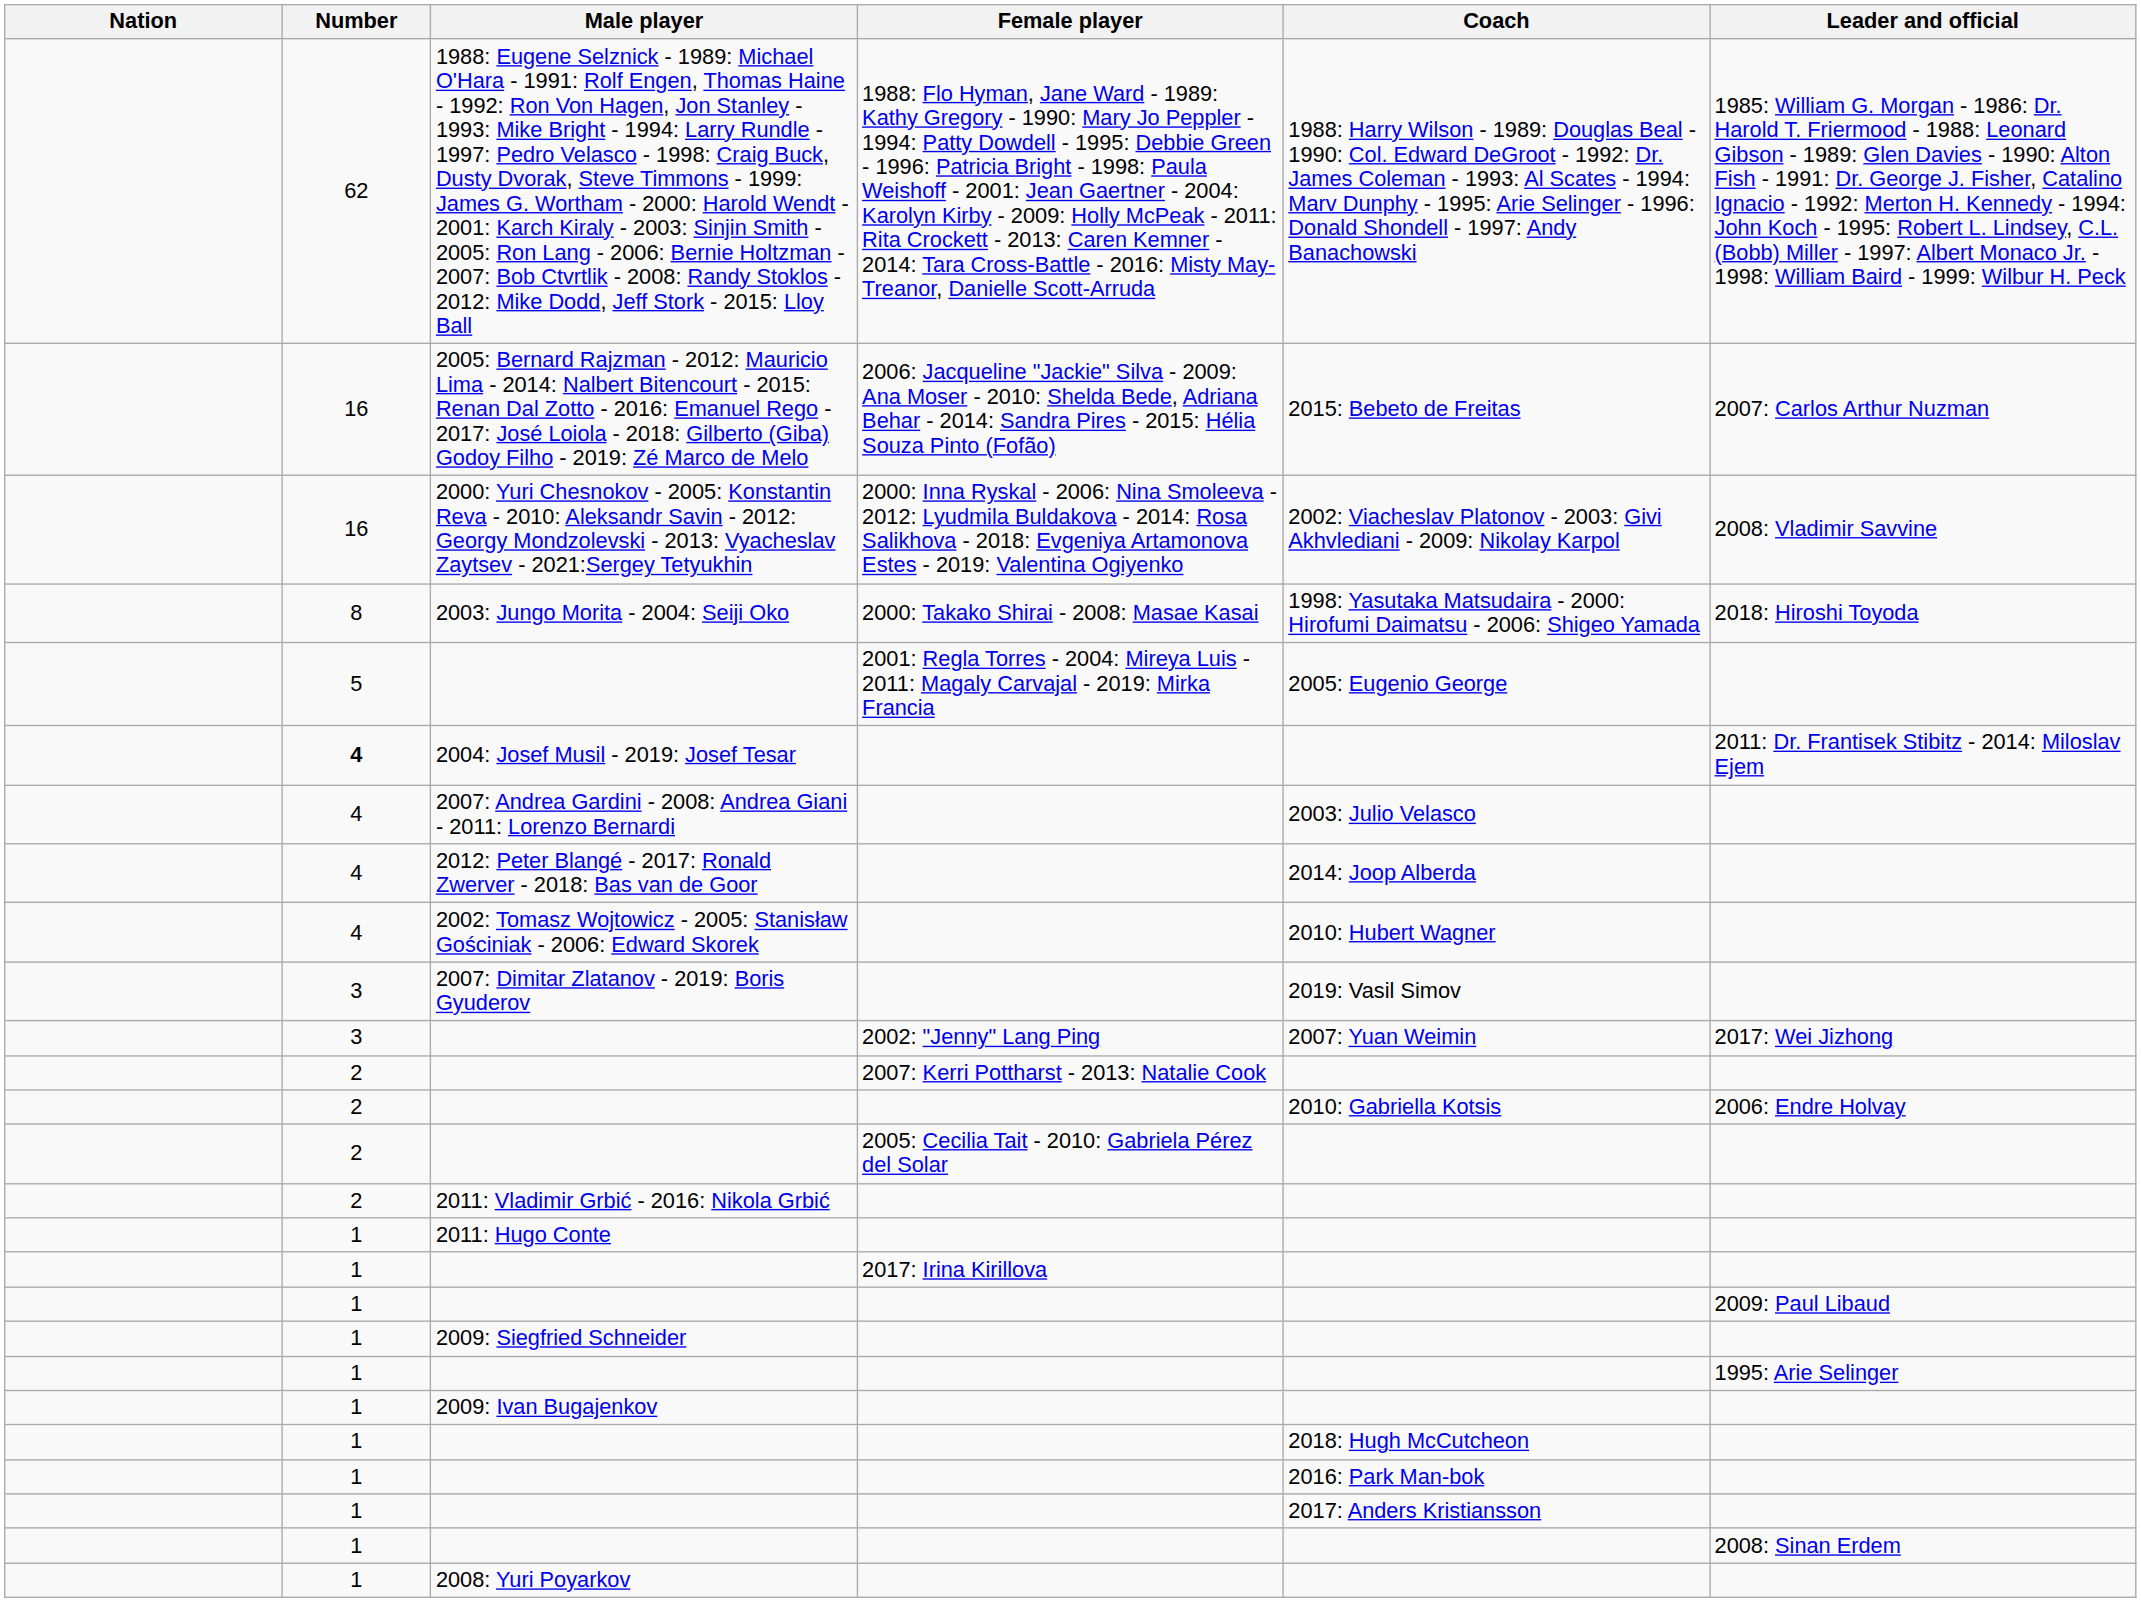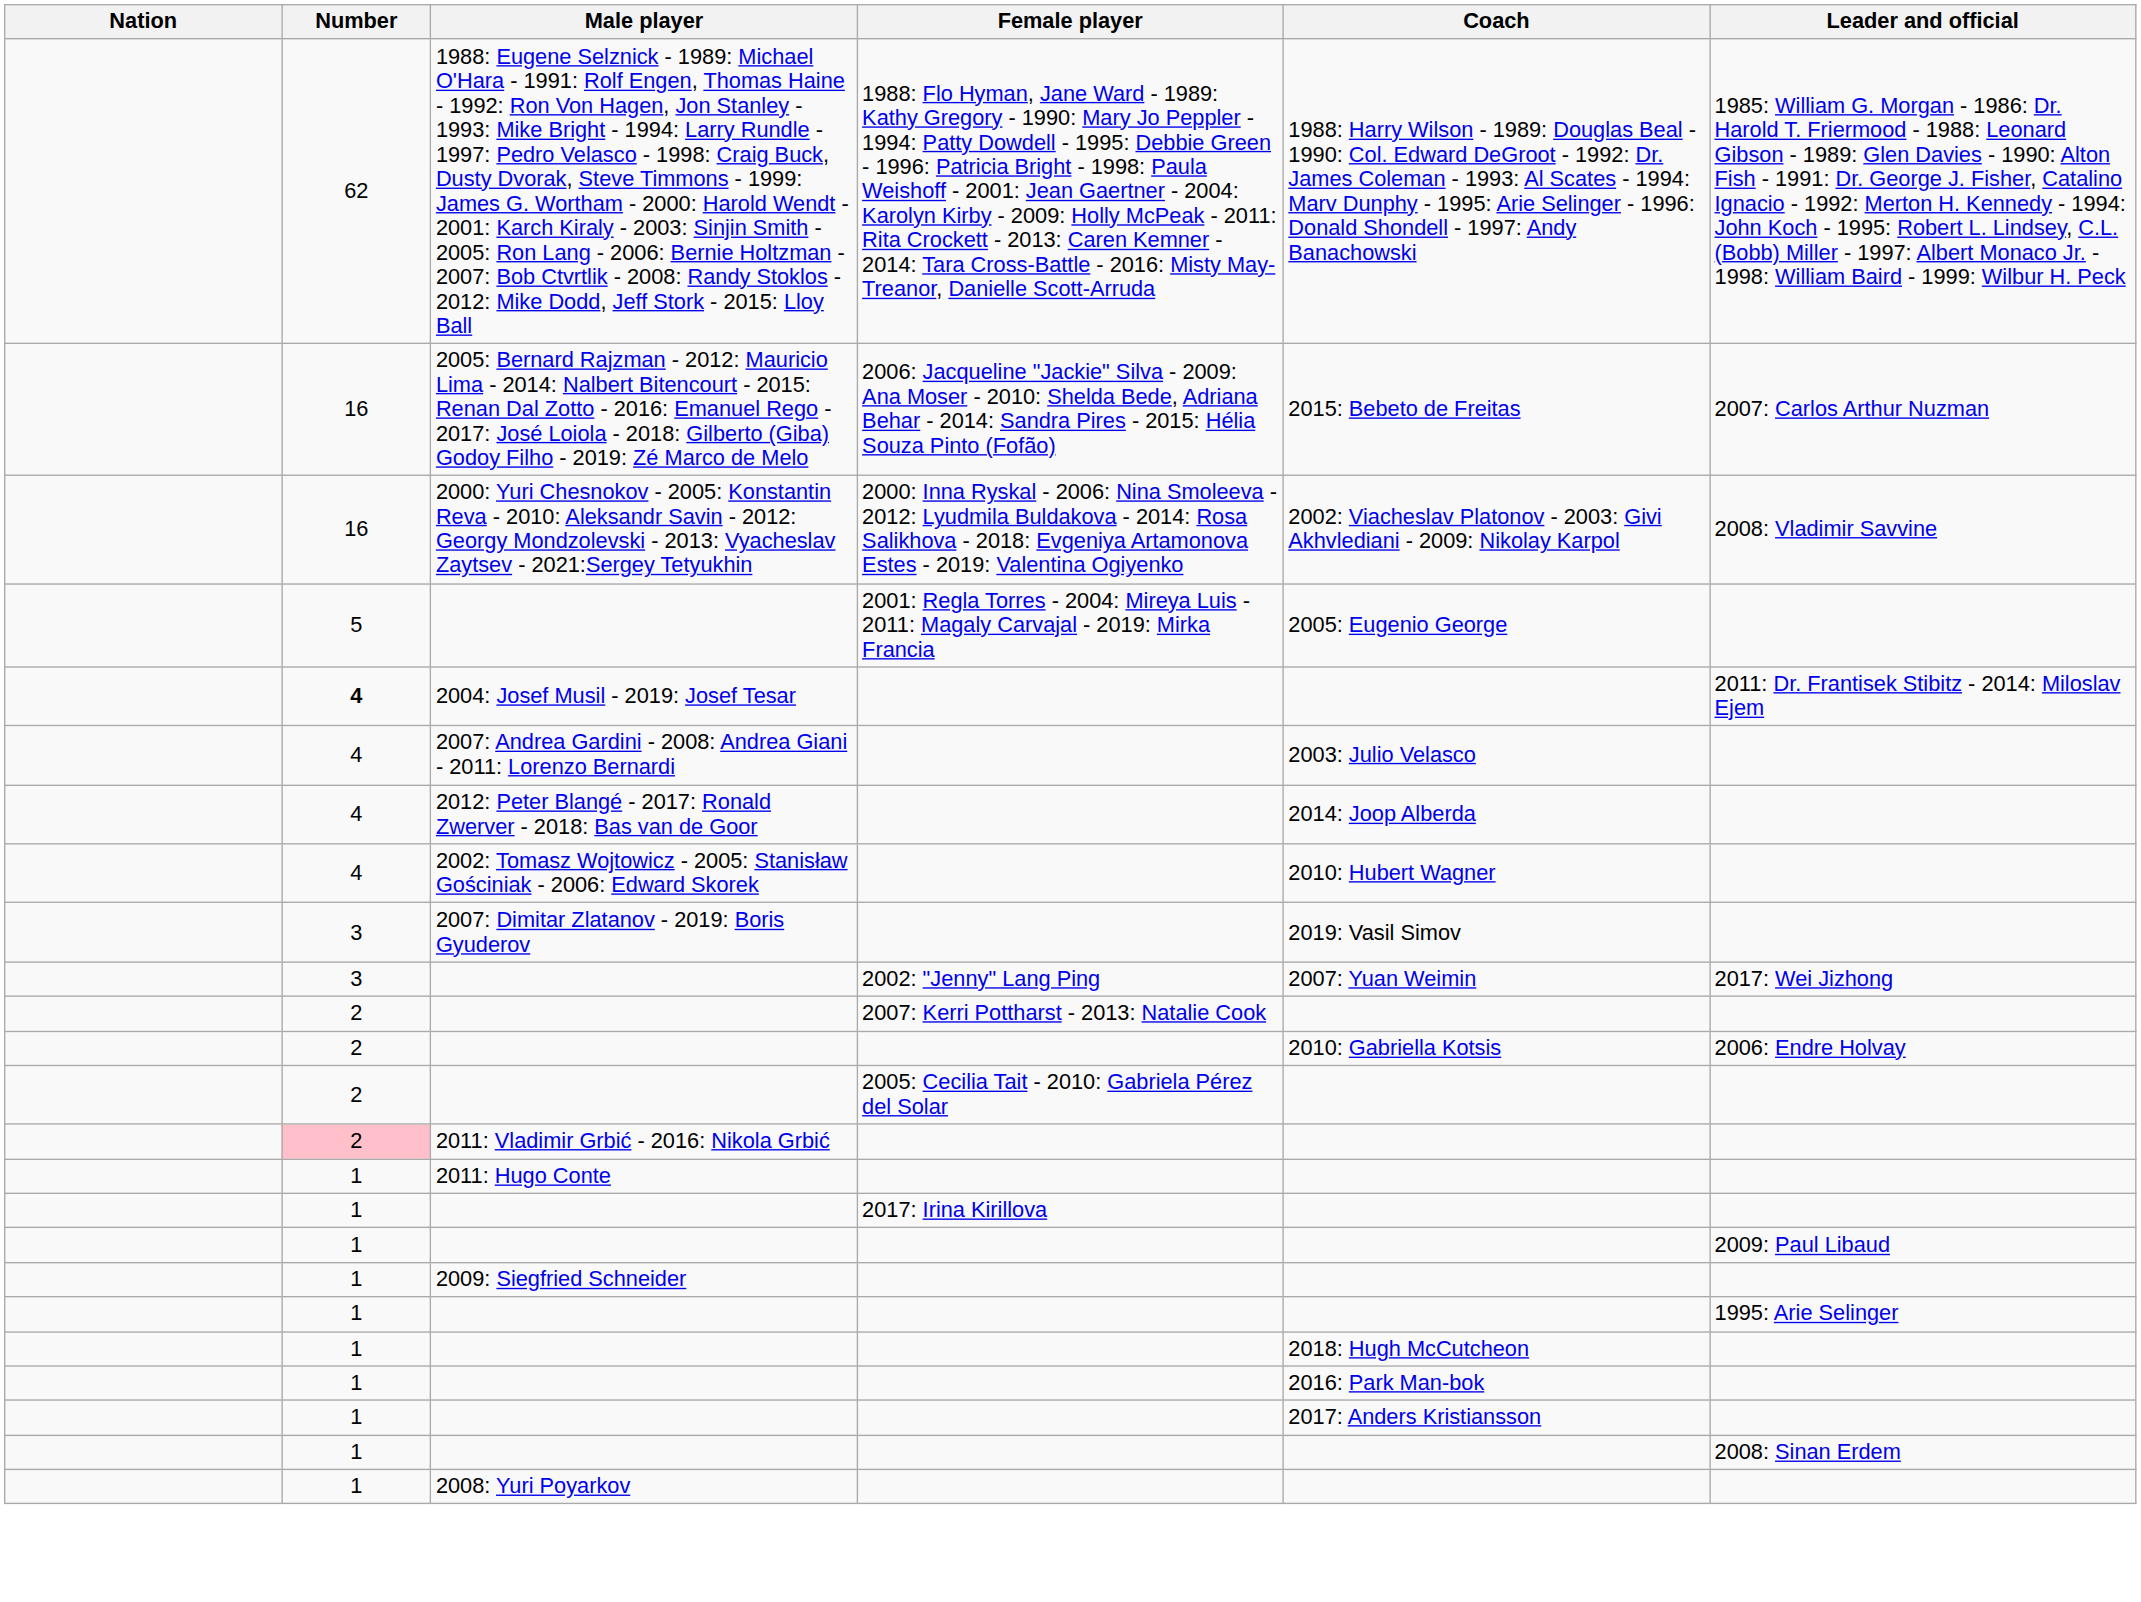- row: (613, 612)
(356, 1200) no background -> (356, 1141) pink background
- row: (547, 1407)
